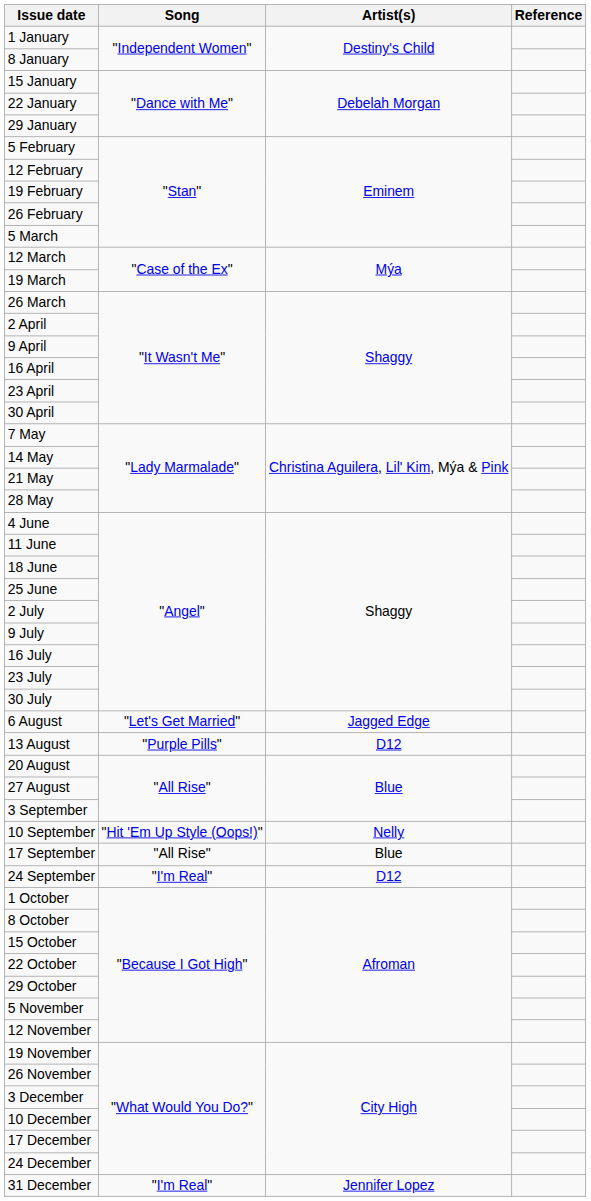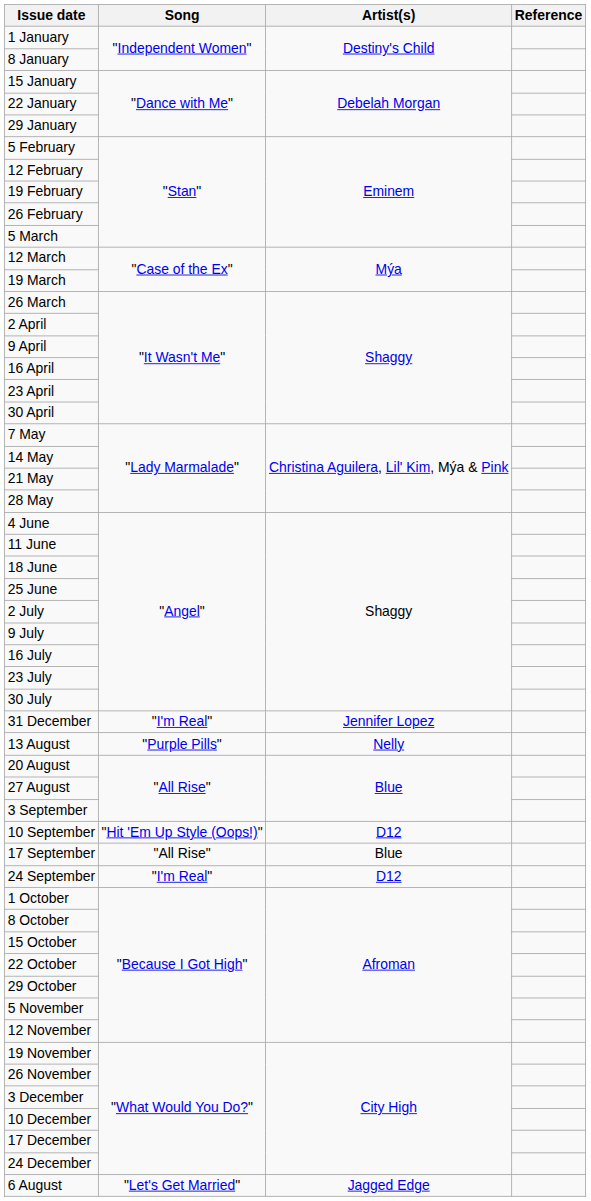rows swapped: (35, 721) <-> (49, 1185)
(389, 744) D12 -> (389, 744) Nelly
(389, 832) Nelly -> (389, 832) D12
